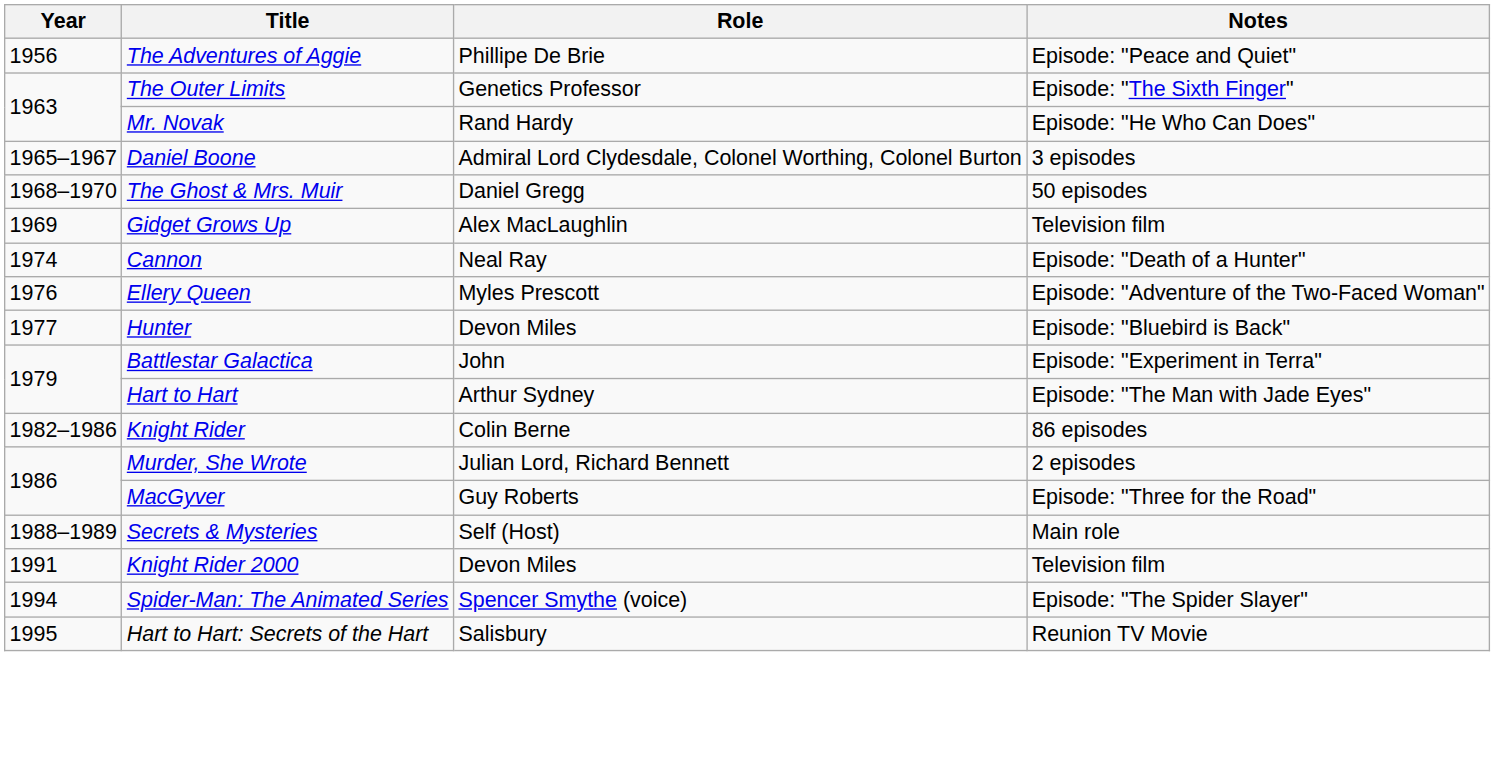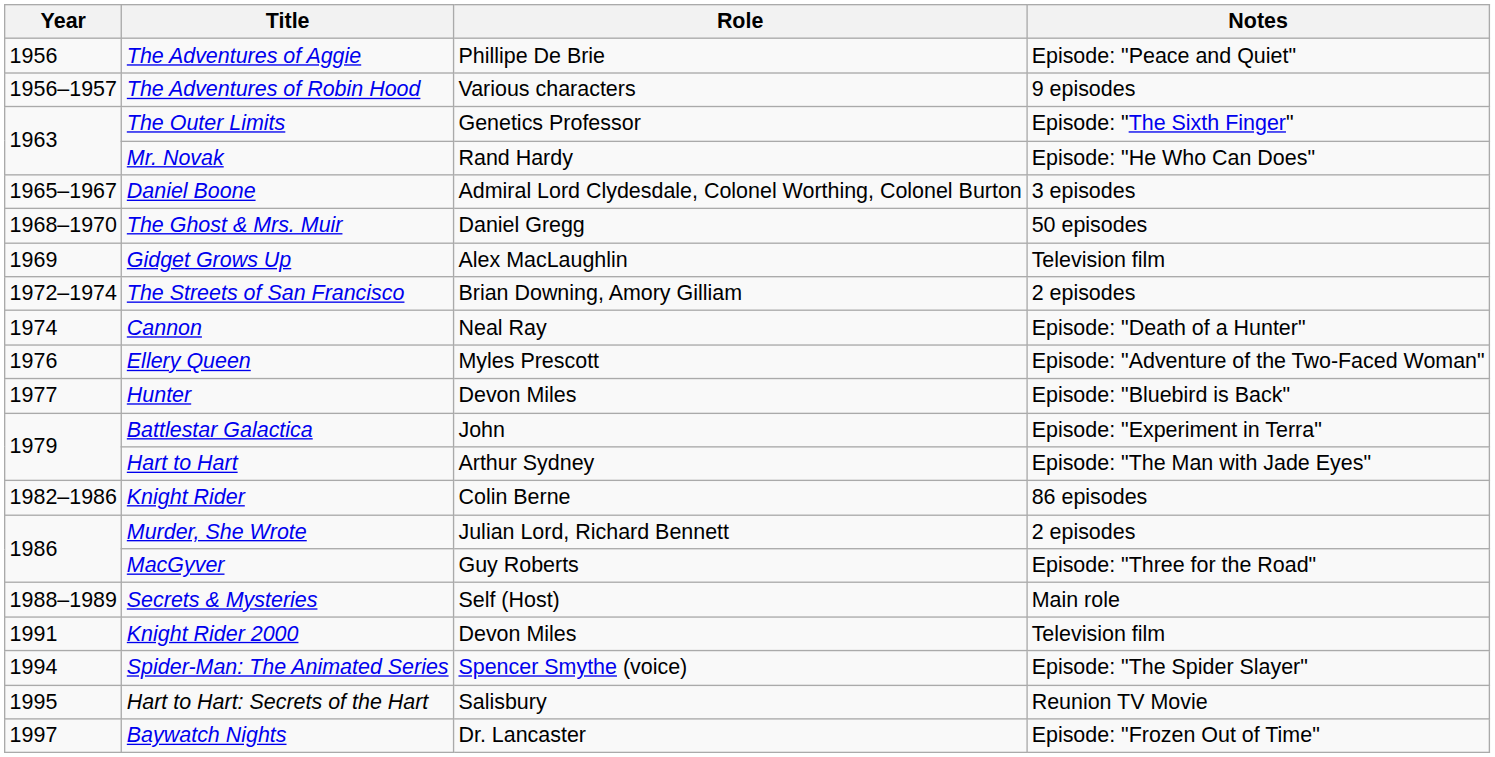+ row: (274, 89)
+ row: (266, 293)
+ row: (207, 735)
